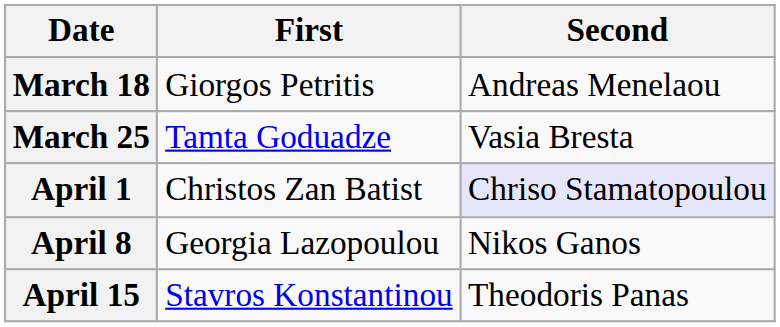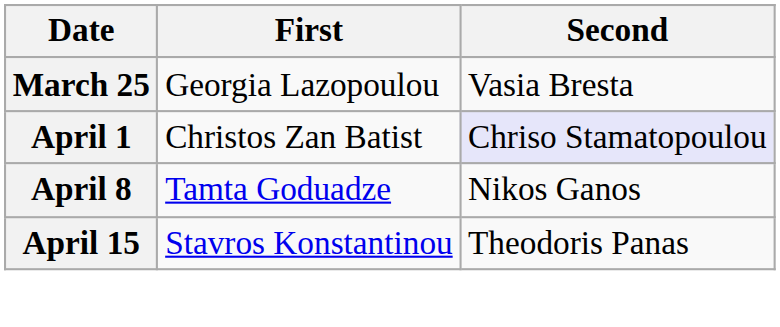- row: (81, 83)
(278, 136) Tamta Goduadze -> (302, 83) Georgia Lazopoulou
(302, 242) Georgia Lazopoulou -> (278, 189) Tamta Goduadze
